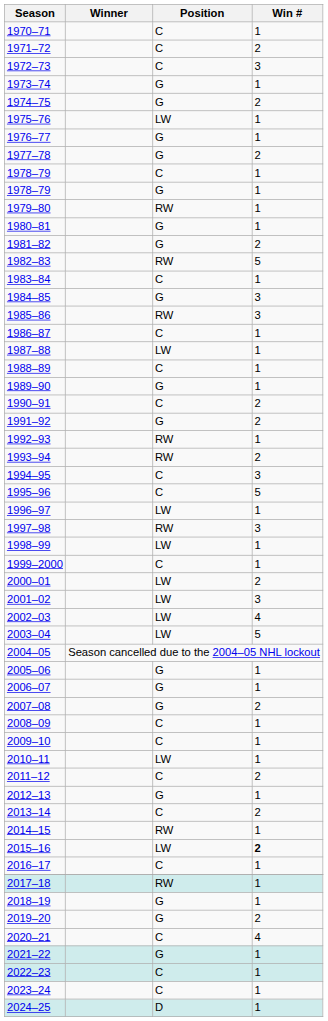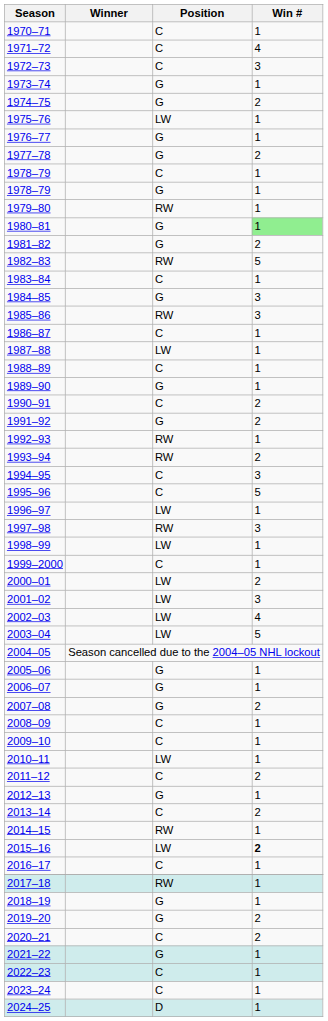(258, 48) 2 -> (258, 48) 4
(258, 226) no background -> (258, 226) lightgreen background
(258, 937) 4 -> (258, 937) 2
